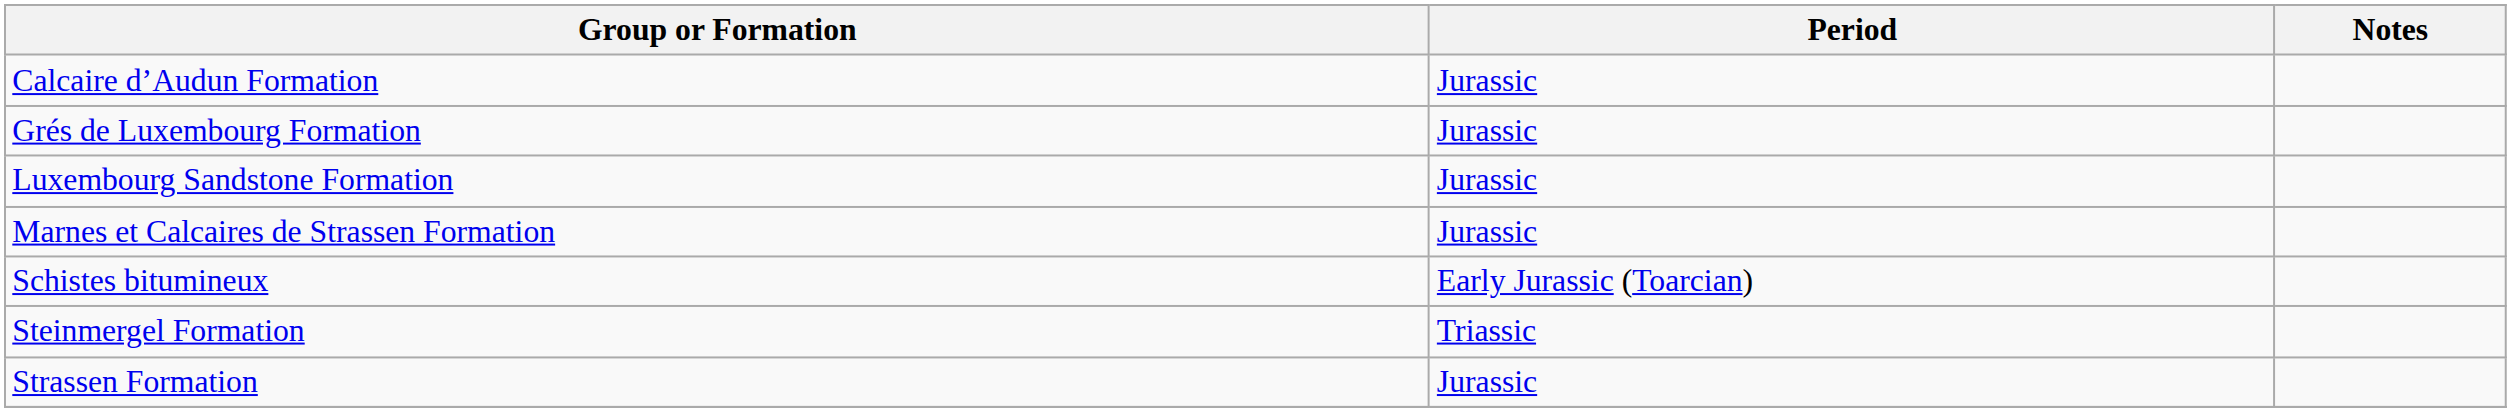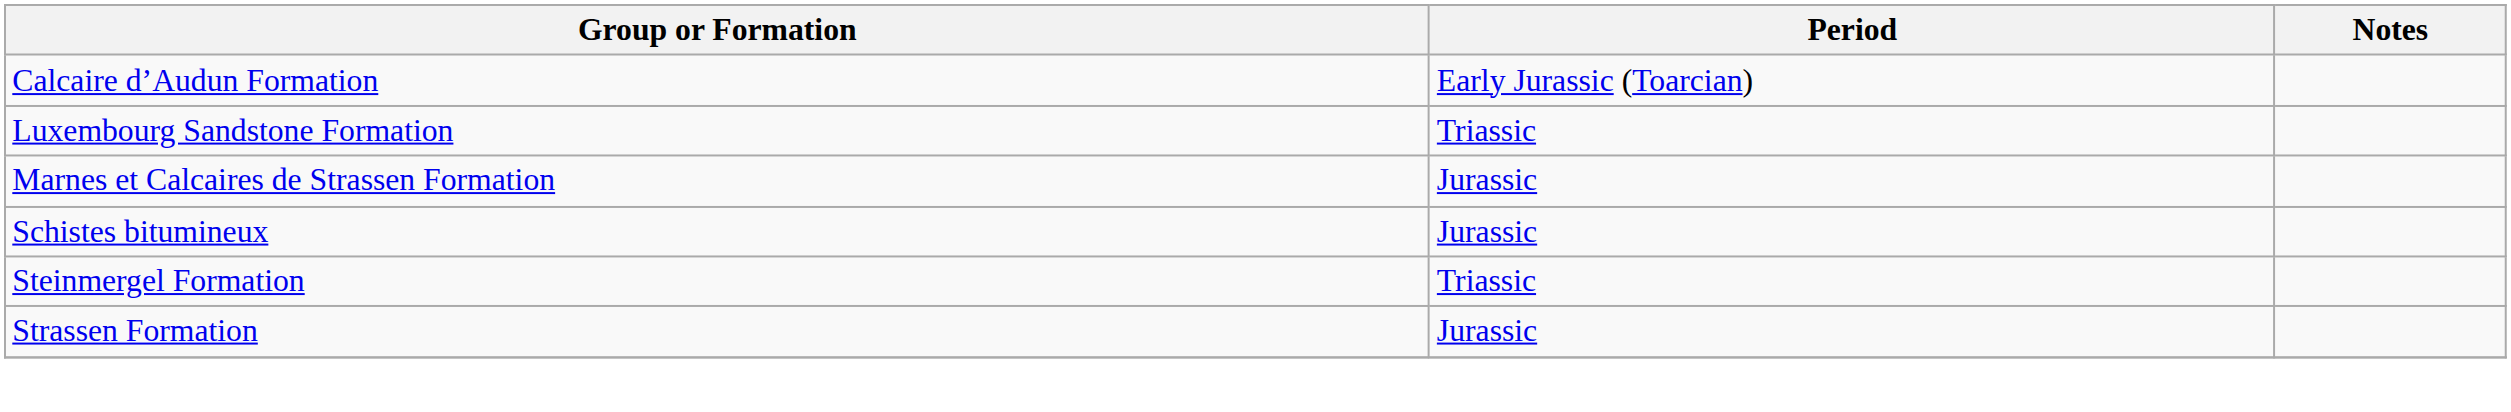(1487, 79) Jurassic -> (1595, 79) Early Jurassic (Toarcian)
- row: (217, 130)
(1487, 180) Jurassic -> (1486, 130) Triassic
(1595, 280) Early Jurassic (Toarcian) -> (1487, 230) Jurassic
